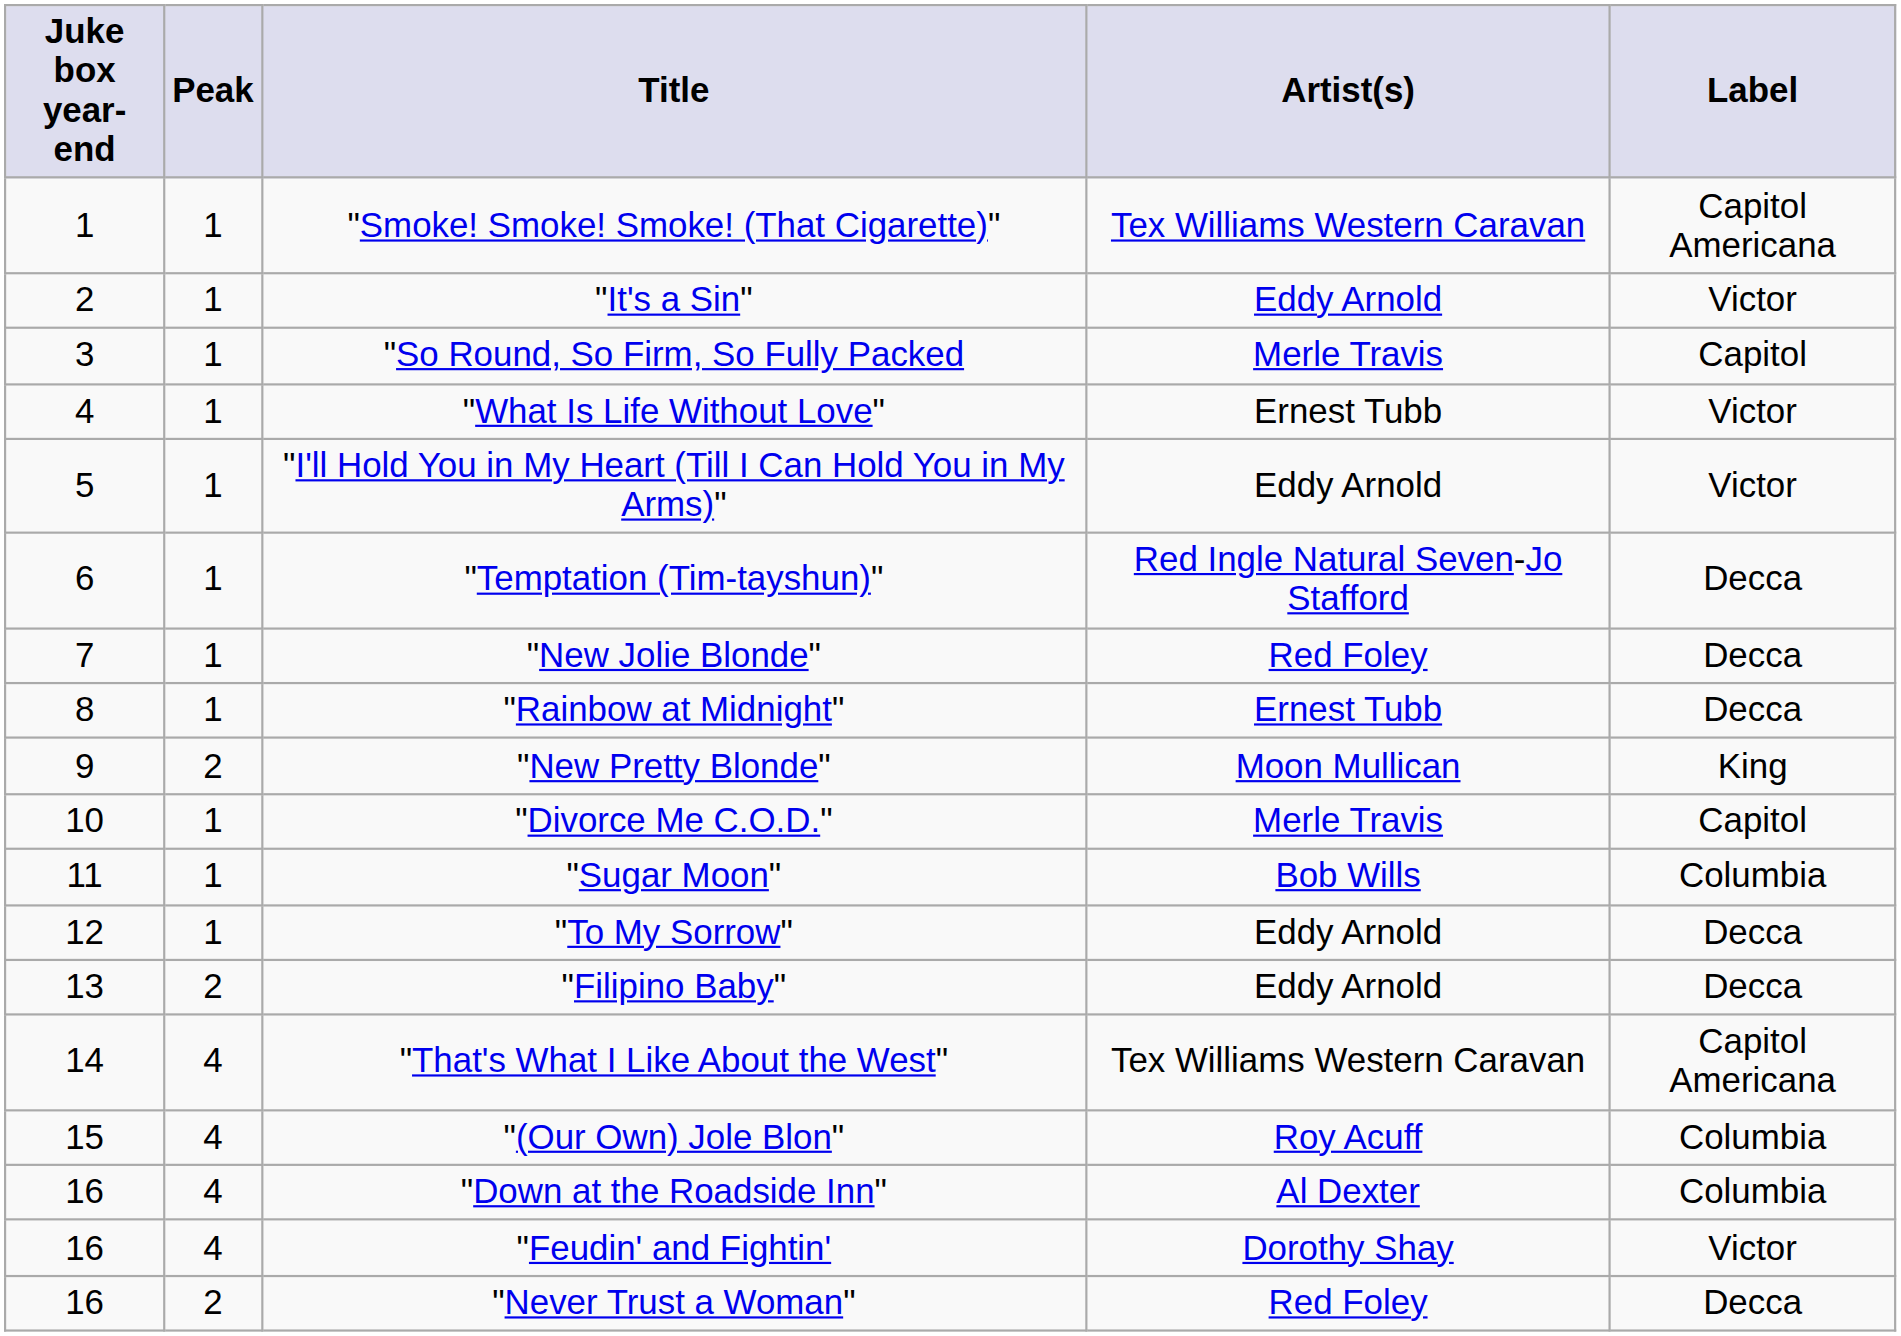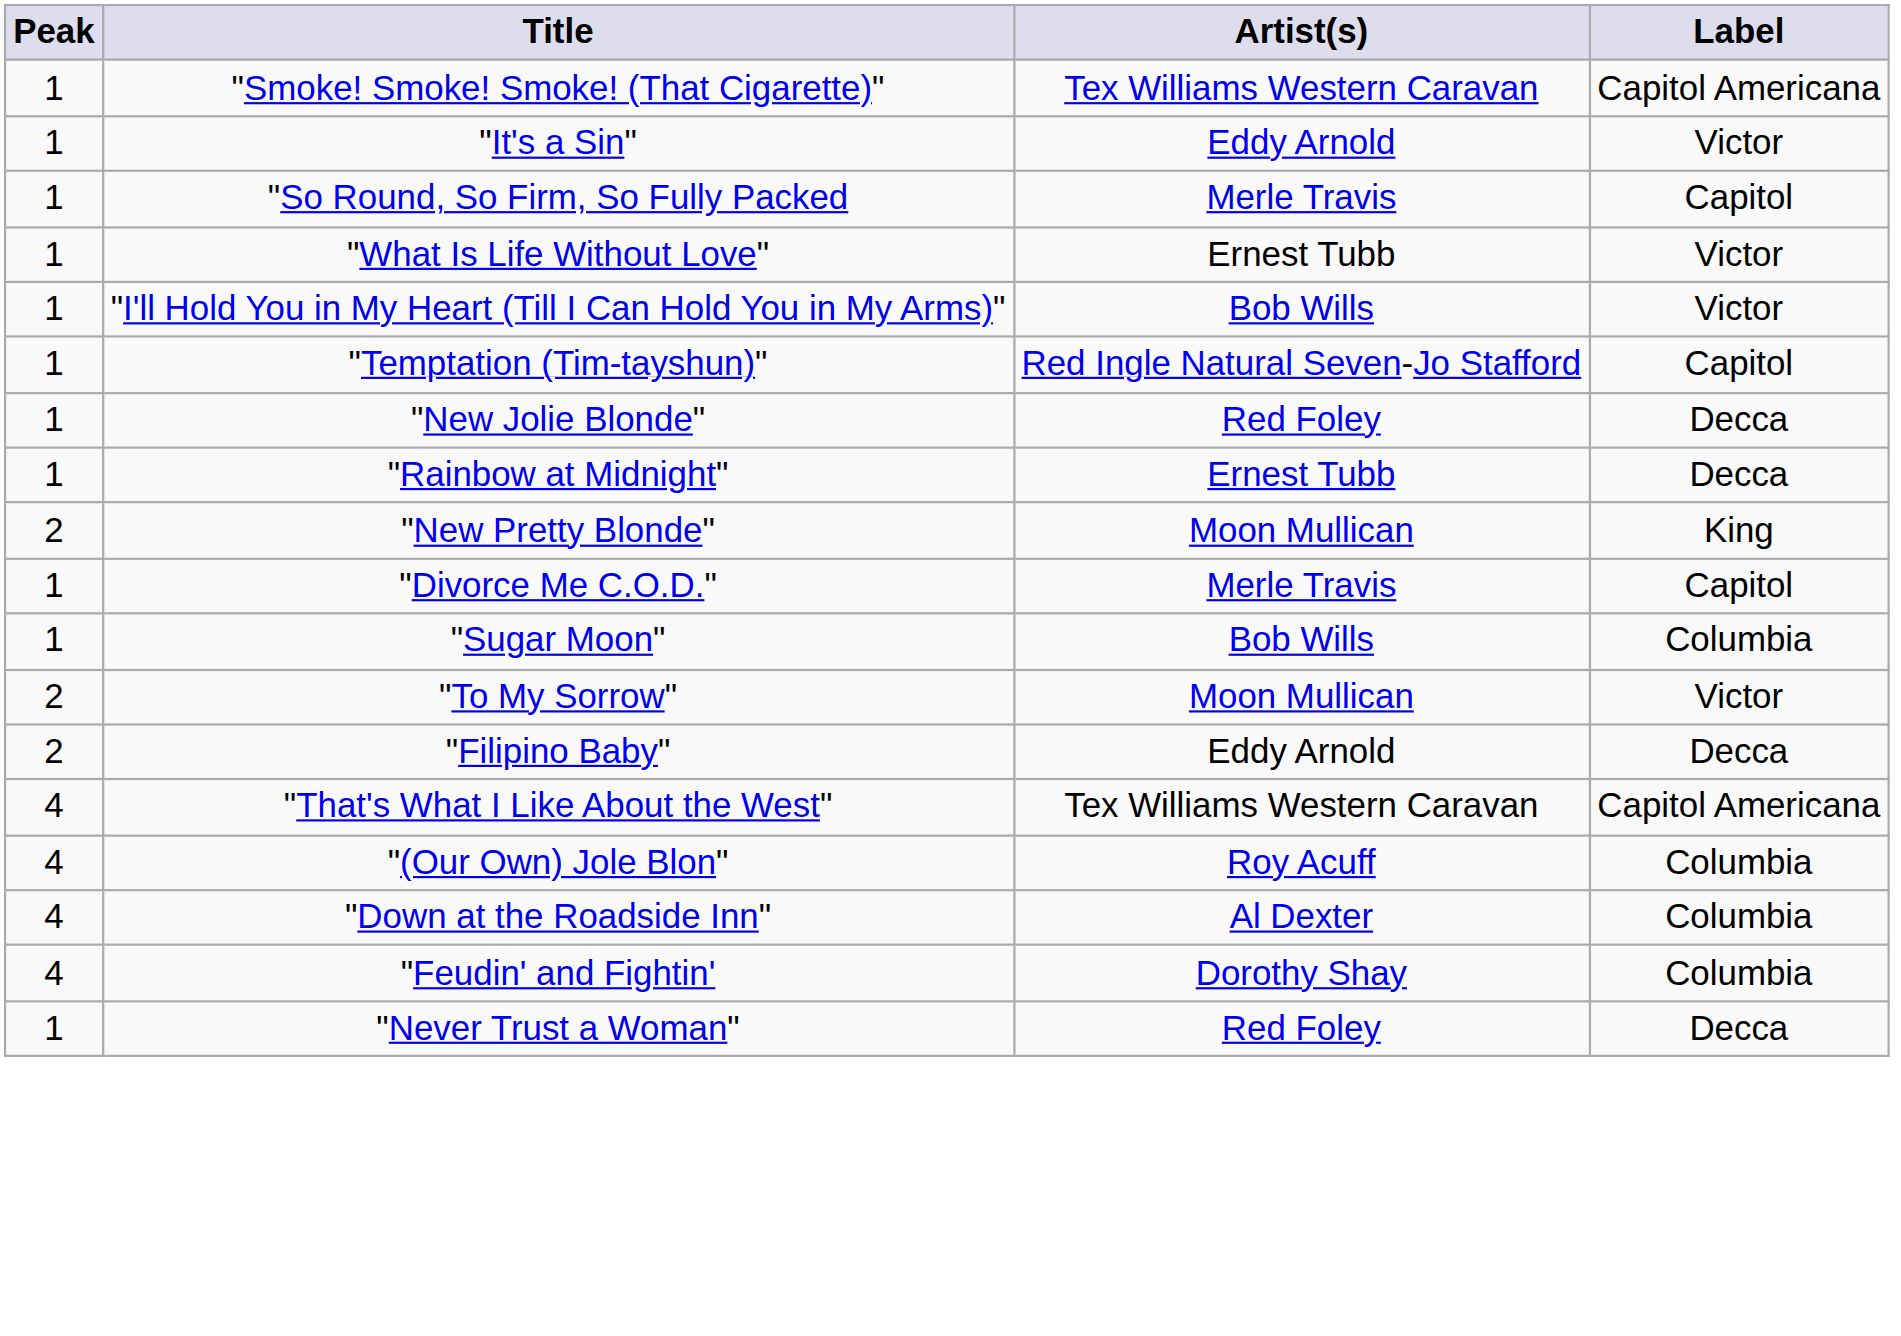- column: (85, 91)
(1348, 485) Eddy Arnold -> (1301, 308) Bob Wills
(1753, 579) Decca -> (1739, 364) Capitol
(213, 931) 1 -> (54, 695) 2
(1348, 931) Eddy Arnold -> (1301, 695) Moon Mullican
(1753, 931) Decca -> (1739, 695) Victor
(1753, 1247) Victor -> (1739, 972) Columbia
(213, 1302) 2 -> (54, 1027) 1
